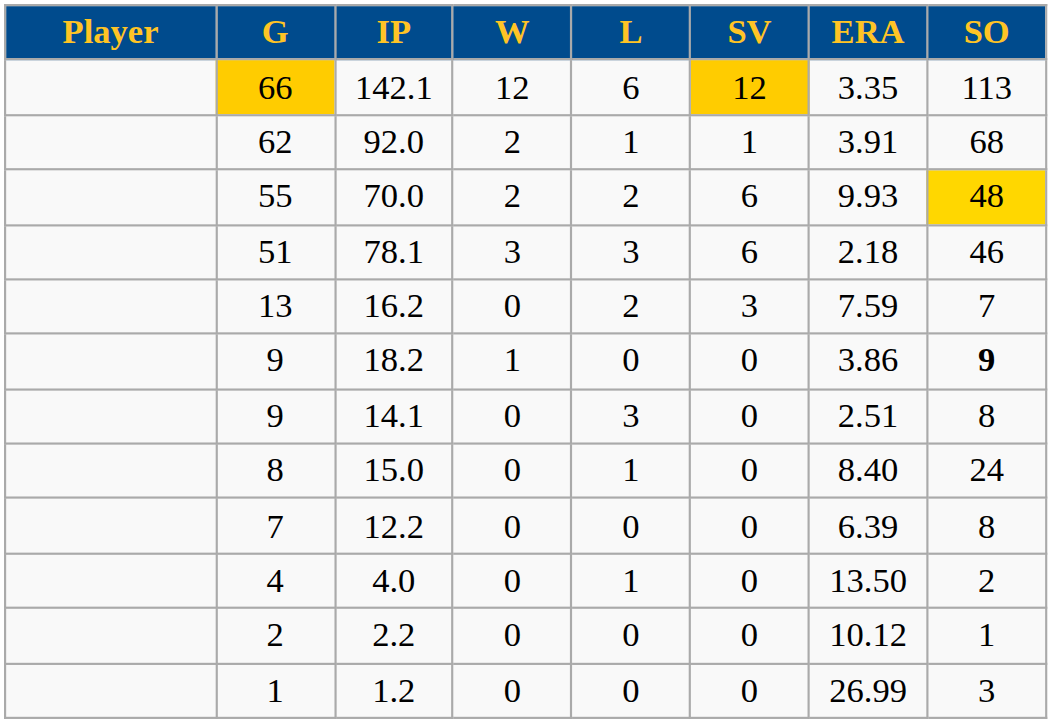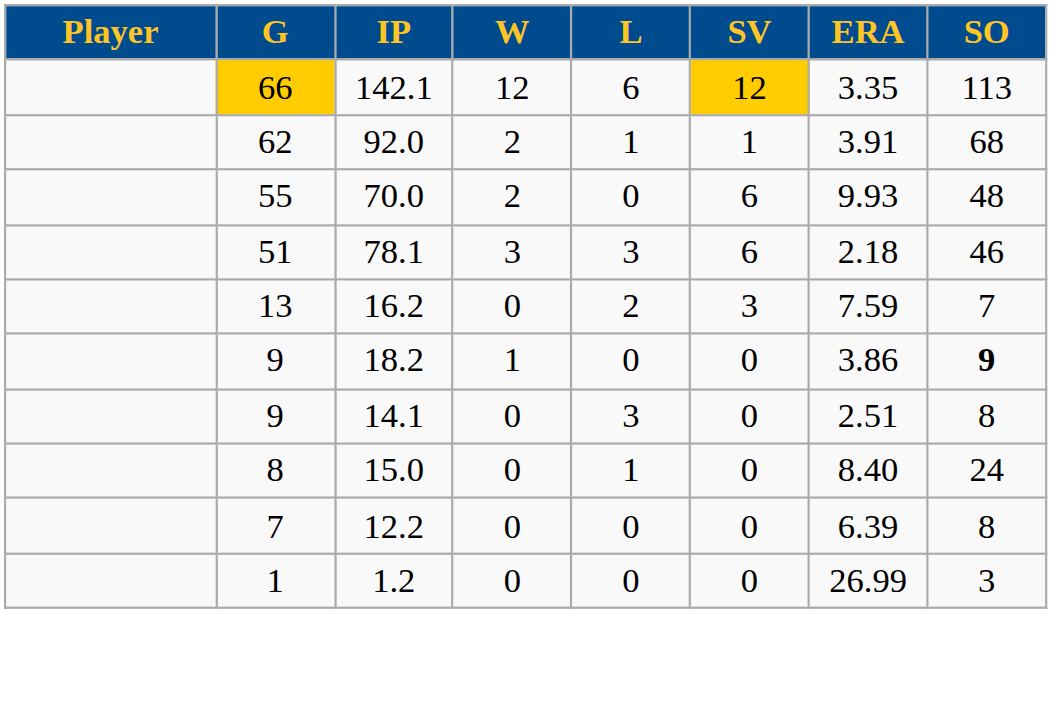(631, 196) 2 -> (631, 196) 0
(987, 196) gold background -> (987, 196) no background
- row: (394, 580)
- row: (394, 634)
